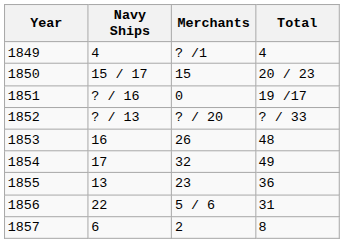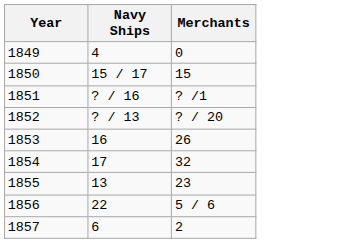- column: (297, 23)
(191, 53) ? /1 -> (179, 53) 0
(179, 96) 0 -> (191, 96) ? /1
